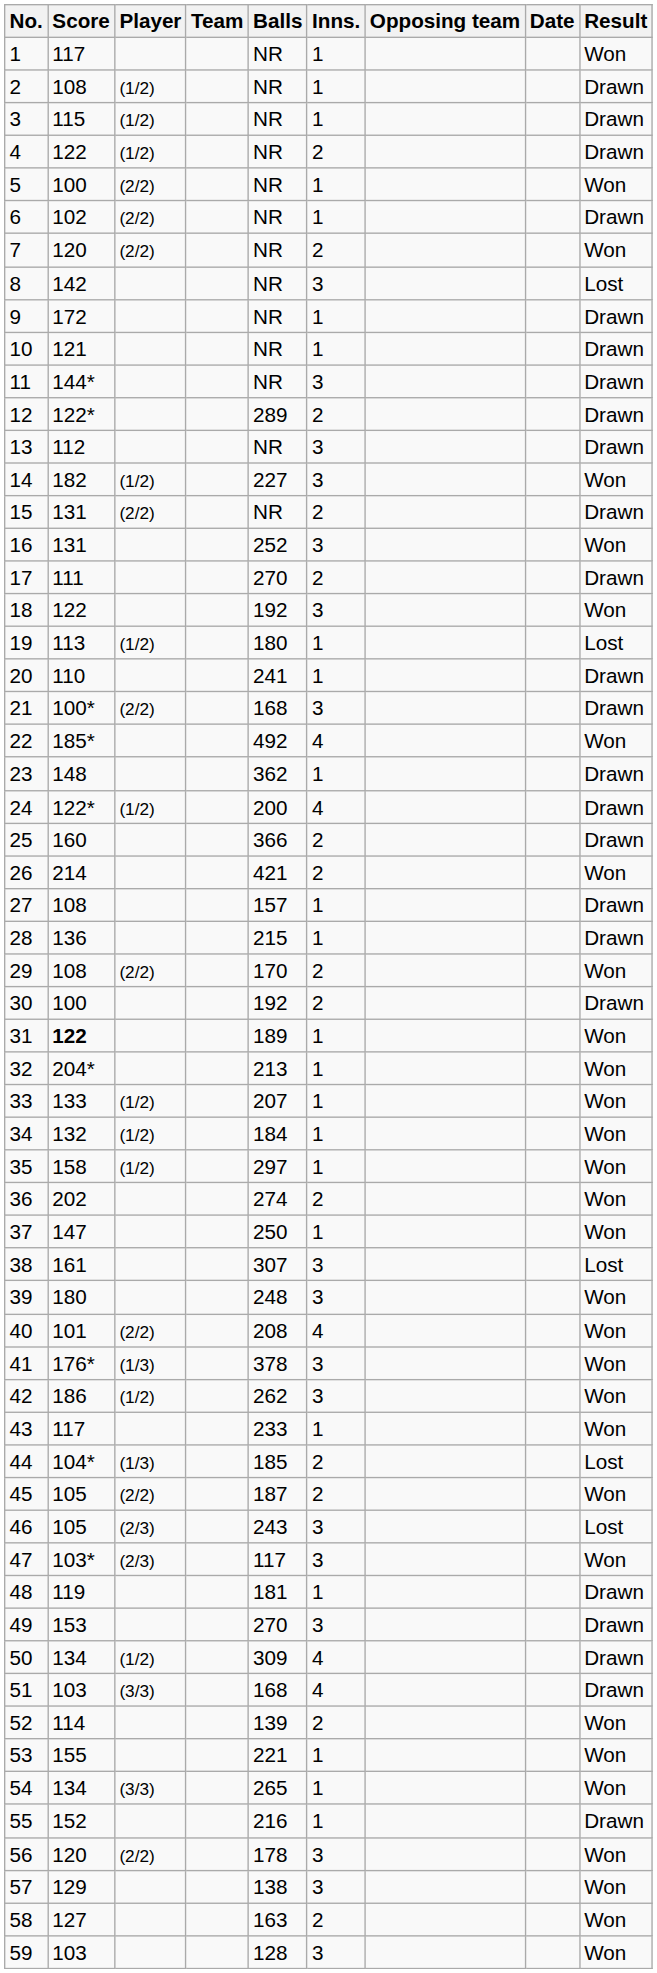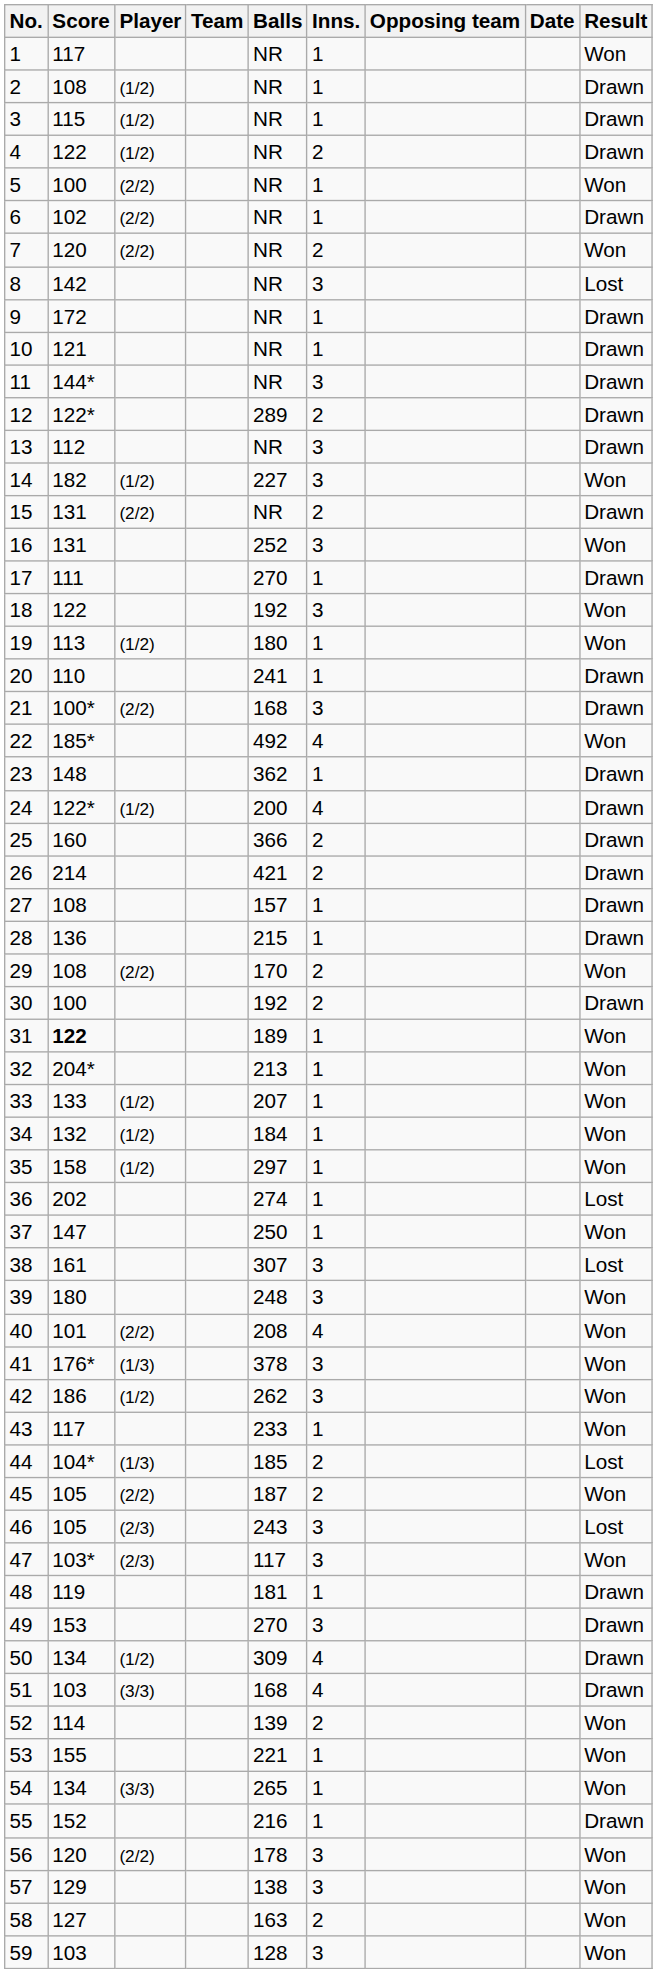(318, 578) 2 -> (318, 578) 1
(604, 643) Lost -> (605, 643) Won
(605, 872) Won -> (614, 872) Drawn
(318, 1199) 2 -> (318, 1199) 1
(605, 1199) Won -> (604, 1199) Lost
